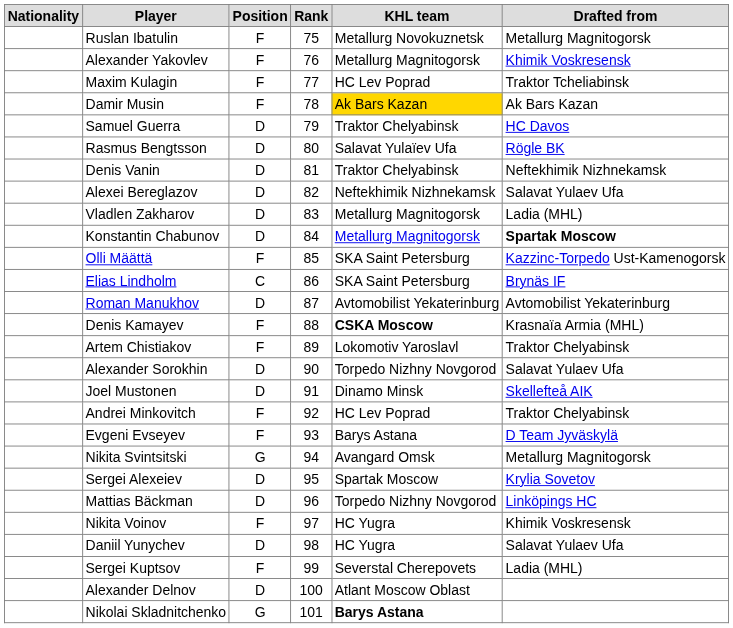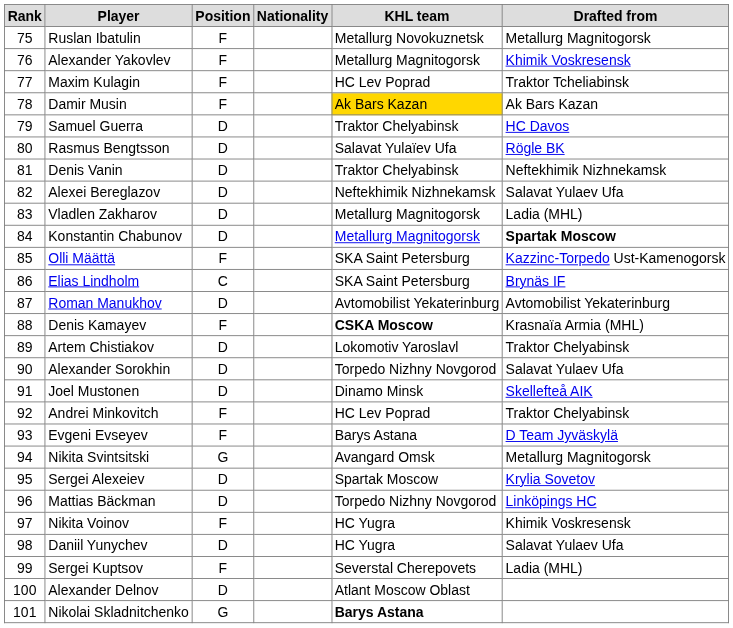columns swapped: (311, 16) <-> (43, 16)
(260, 347) F -> (223, 347) D
